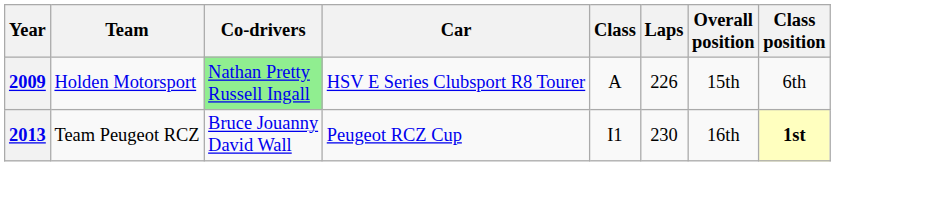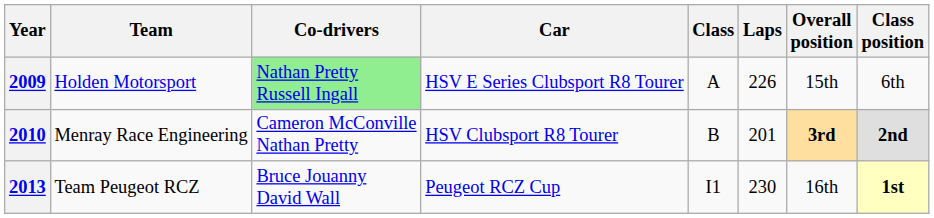+ row: (27, 135)
